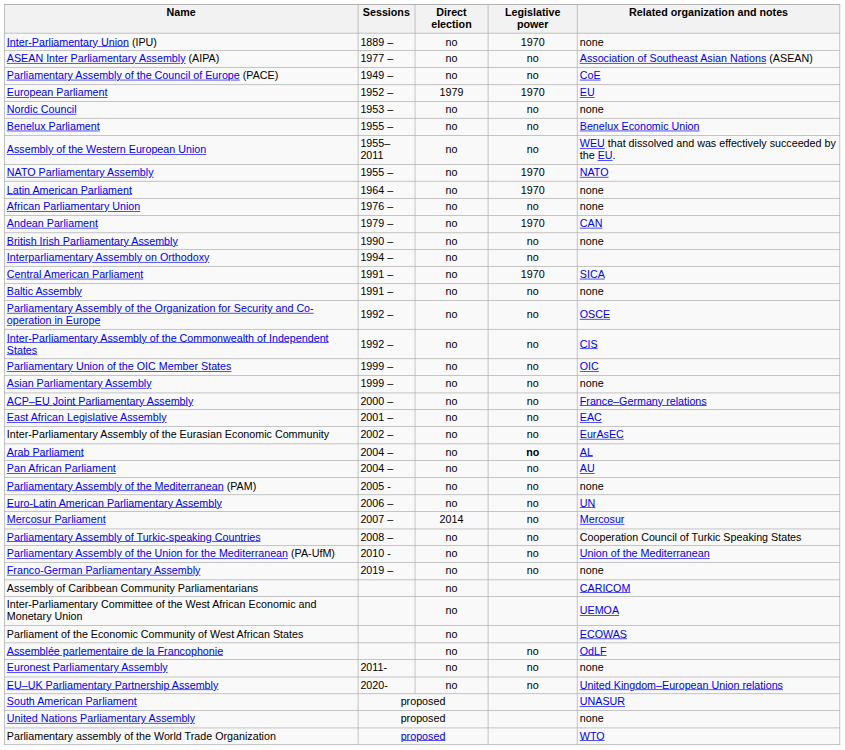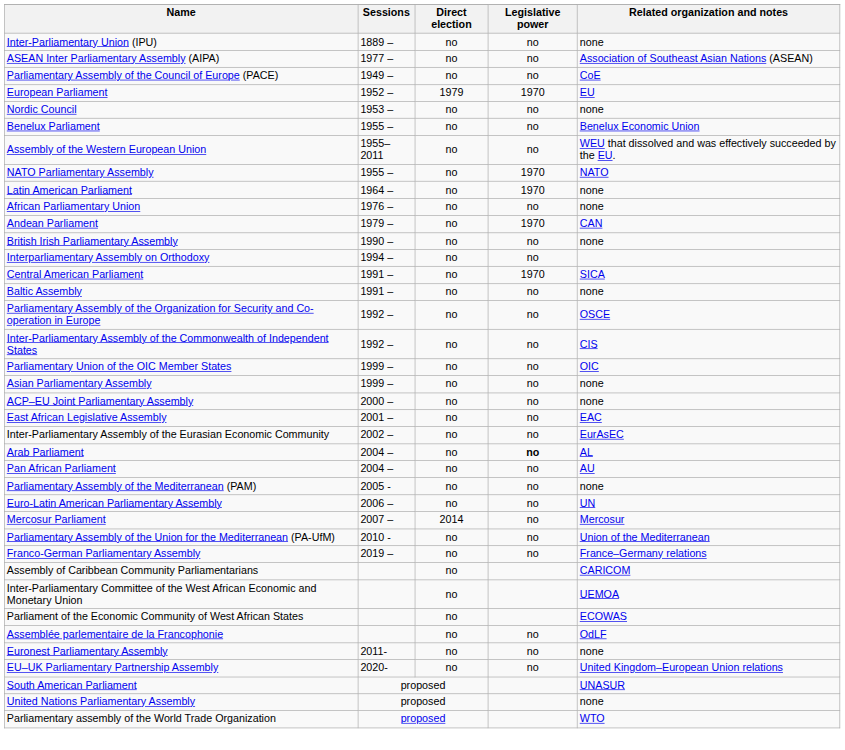(533, 42) 1970 -> (533, 42) no
(643, 401) France–Germany relations -> (592, 401) none
- row: (134, 537)
(592, 571) none -> (643, 554) France–Germany relations
